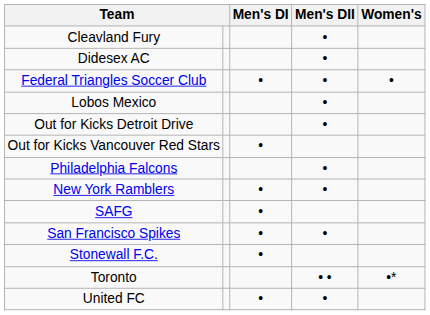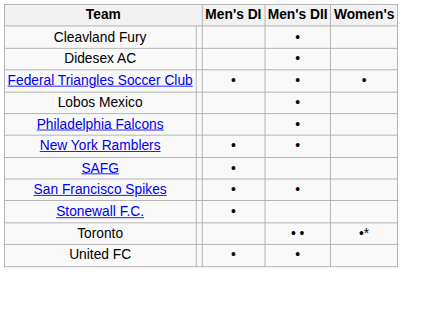- row: (114, 124)
- row: (114, 146)
